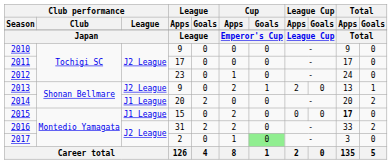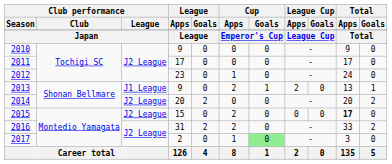(145, 88) J2 League -> (145, 88) J1 League
(145, 101) J1 League -> (145, 101) J2 League
(145, 114) J1 League -> (145, 114) J2 League
